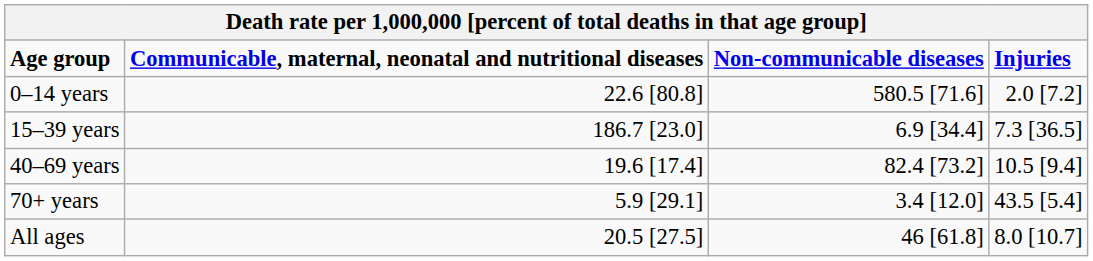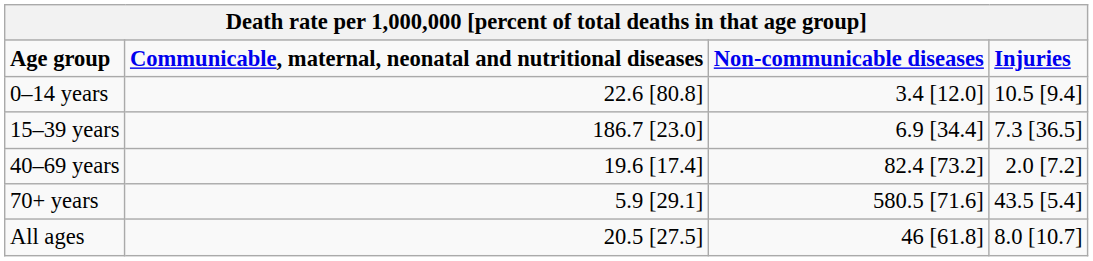(928, 93) 580.5 [71.6] -> (940, 93) 3.4 [12.0]
(1044, 93) 2.0 [7.2] -> (1038, 93) 10.5 [9.4]
(1038, 165) 10.5 [9.4] -> (1044, 165) 2.0 [7.2]
(940, 201) 3.4 [12.0] -> (928, 201) 580.5 [71.6]
